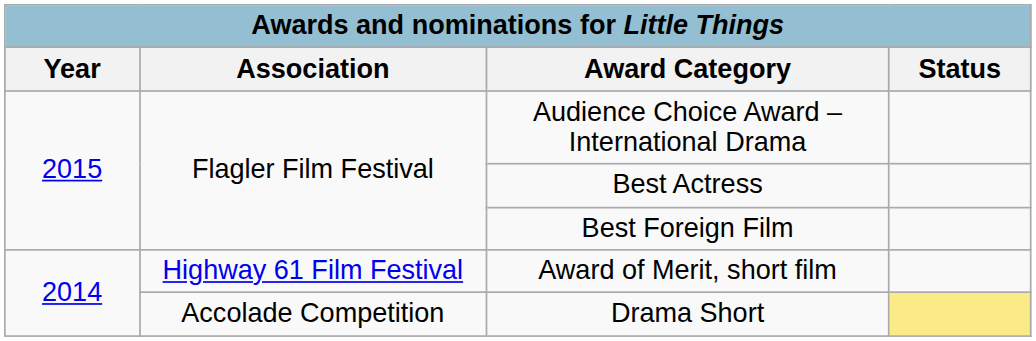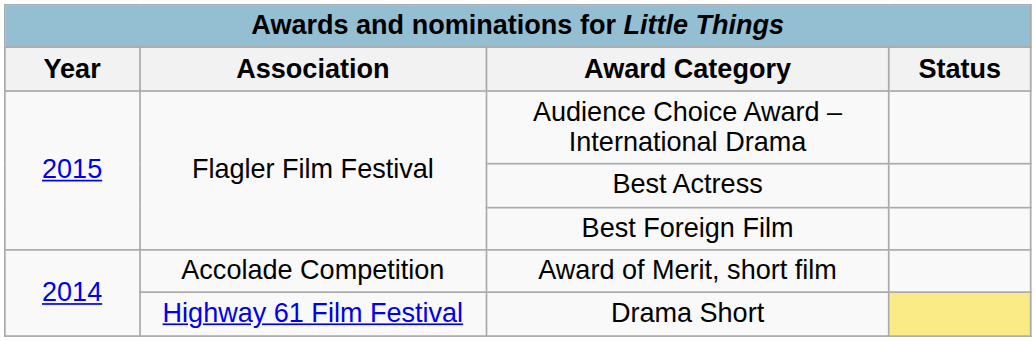(313, 270) Highway 61 Film Festival -> (313, 270) Accolade Competition
(313, 313) Accolade Competition -> (313, 313) Highway 61 Film Festival
